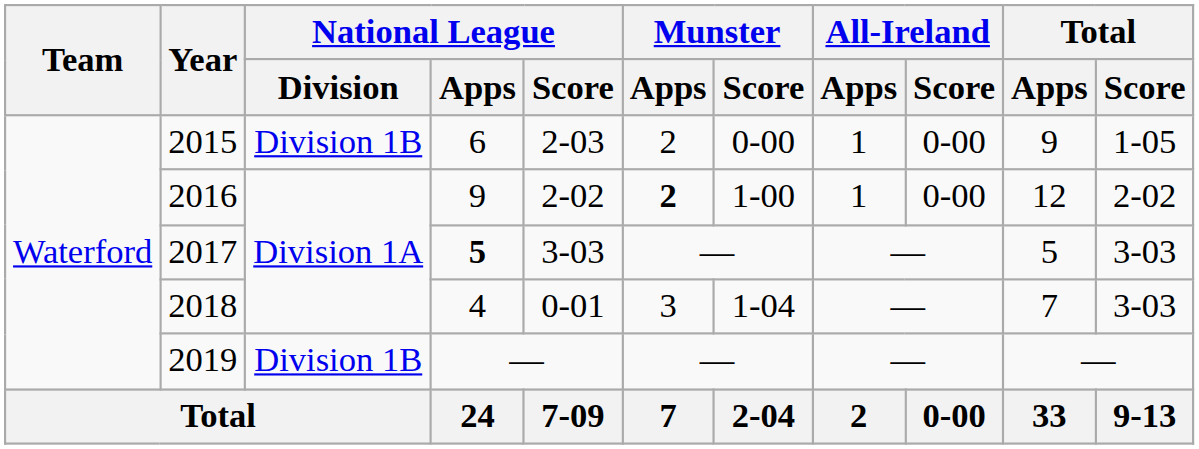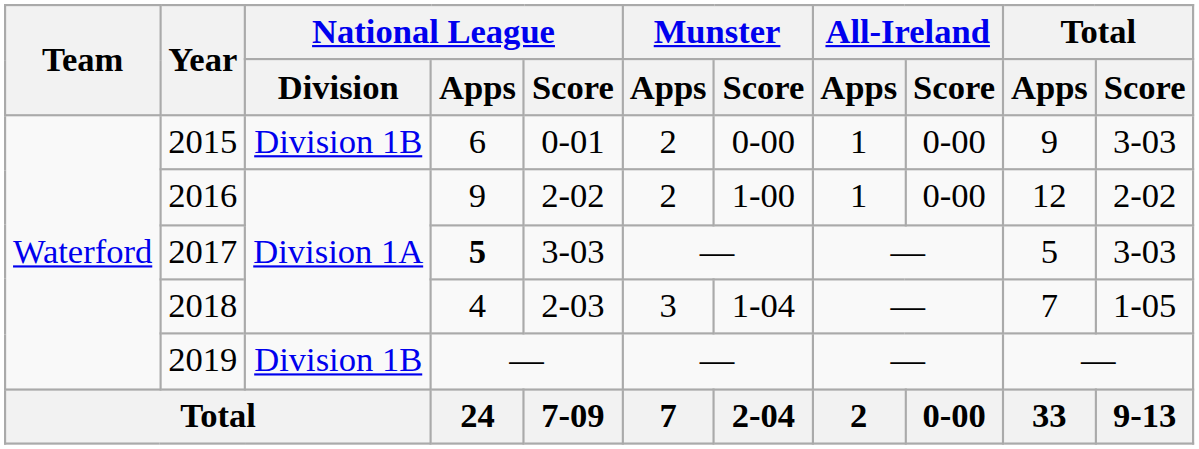(573, 141) 2-03 -> (573, 141) 0-01
(1145, 141) 1-05 -> (1145, 141) 3-03
(668, 196) bold -> (668, 196) normal
(573, 305) 0-01 -> (573, 305) 2-03
(1145, 305) 3-03 -> (1145, 305) 1-05
